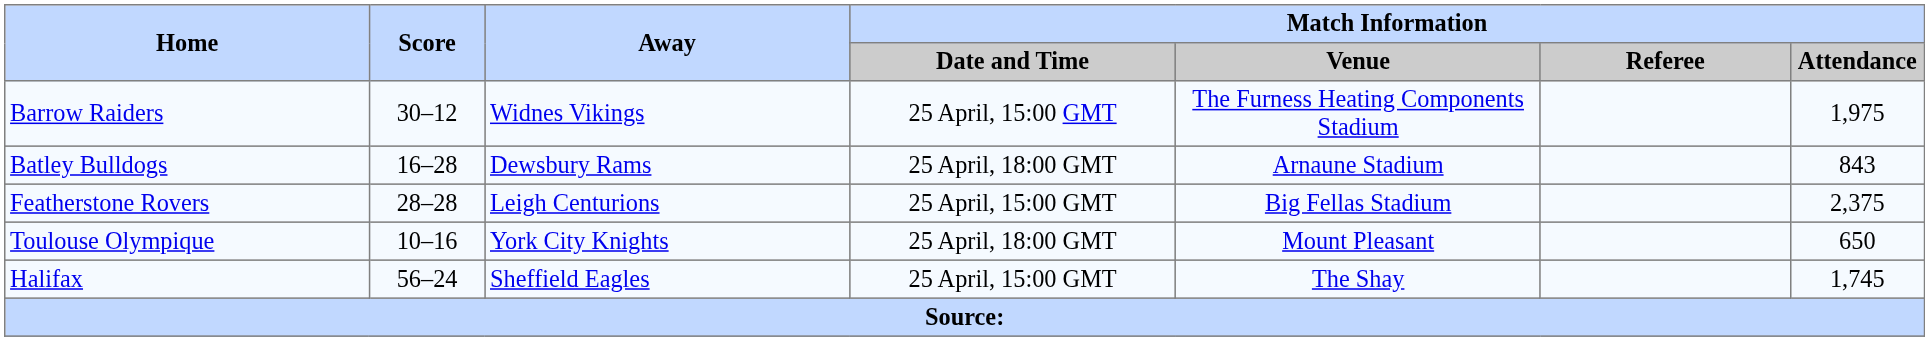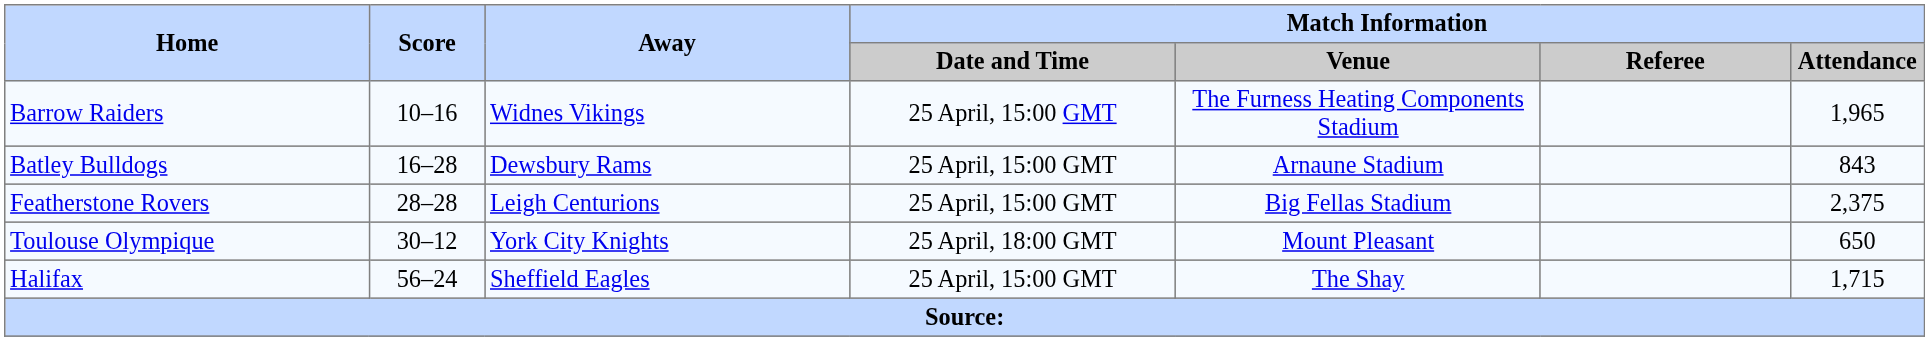(427, 113) 30–12 -> (427, 113) 10–16
(1857, 113) 1,975 -> (1857, 113) 1,965
(1013, 164) 25 April, 18:00 GMT -> (1013, 164) 25 April, 15:00 GMT
(427, 240) 10–16 -> (427, 240) 30–12
(1857, 278) 1,745 -> (1857, 278) 1,715
